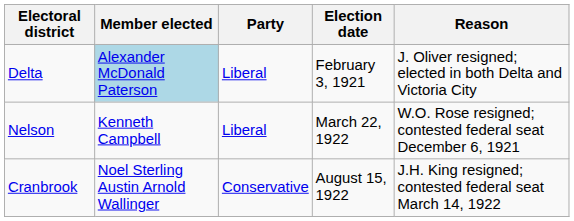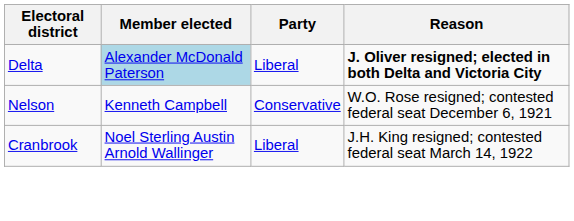- column: (353, 24)
(480, 73) normal -> (449, 65) bold
(244, 130) Liberal -> (297, 105) Conservative
(265, 187) Conservative -> (276, 145) Liberal
